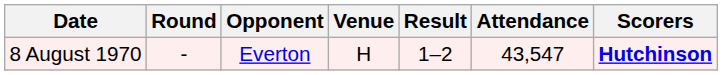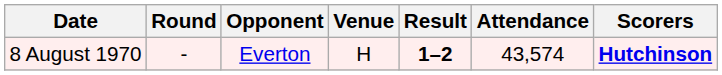(435, 54) normal -> (435, 54) bold
(533, 54) 43,547 -> (533, 54) 43,574
